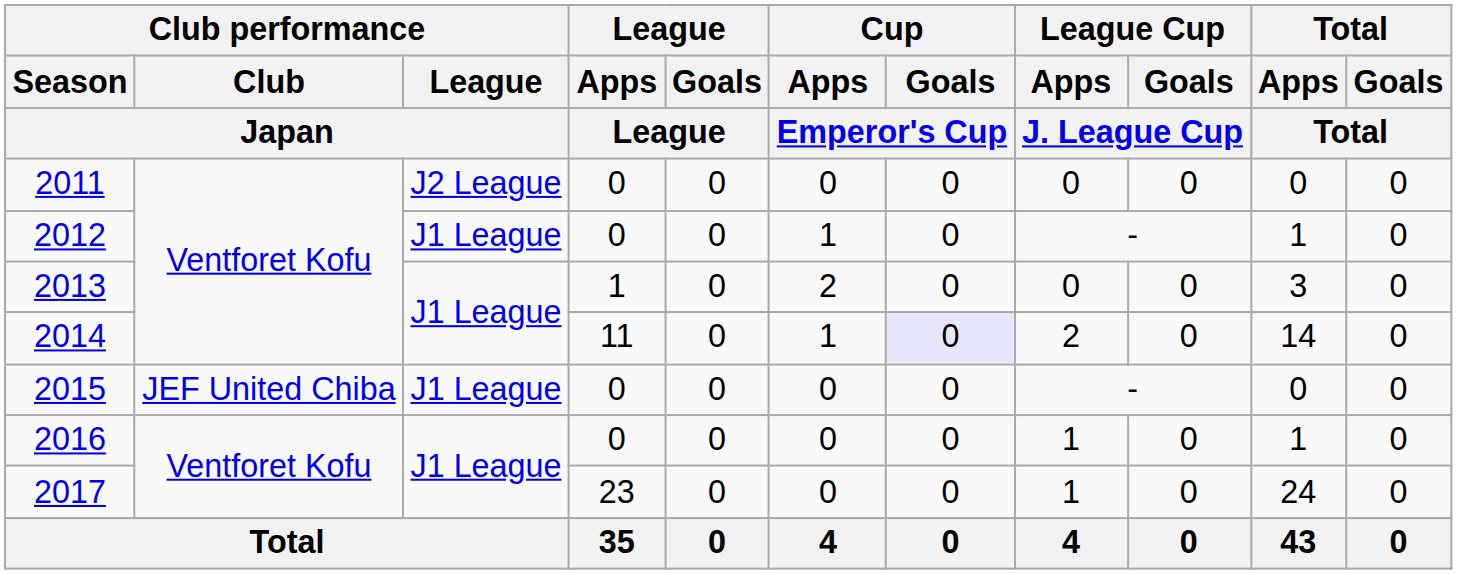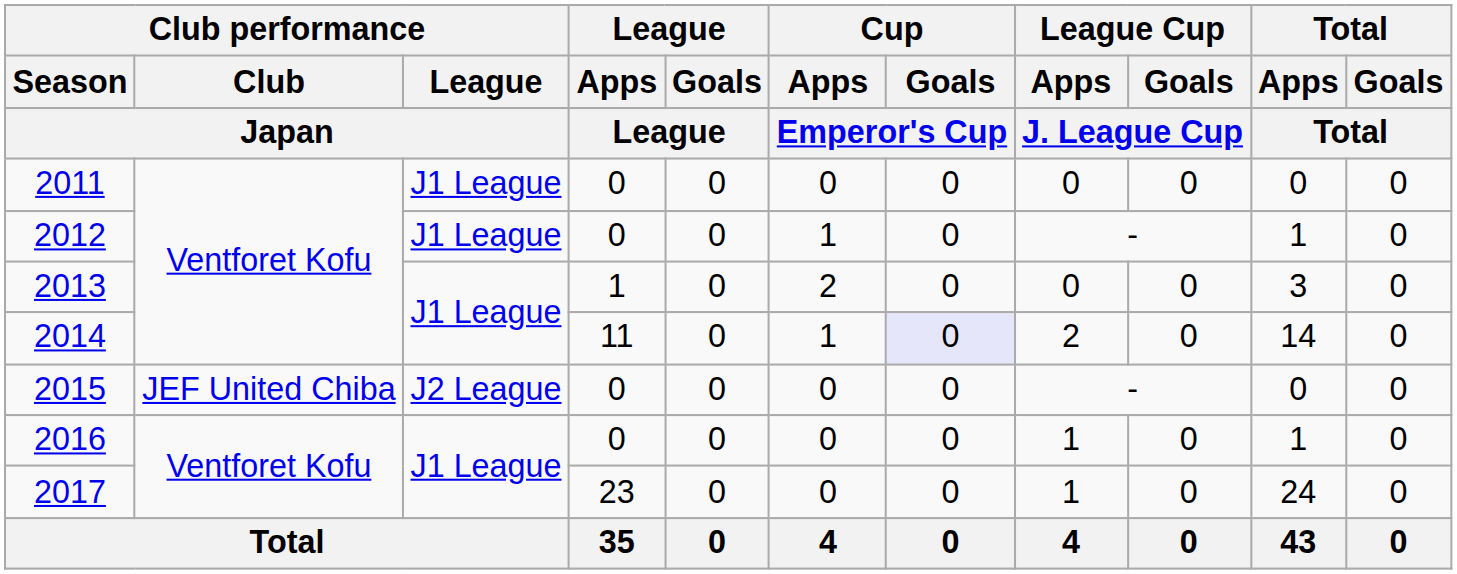(486, 183) J2 League -> (486, 183) J1 League
(486, 388) J1 League -> (486, 388) J2 League
